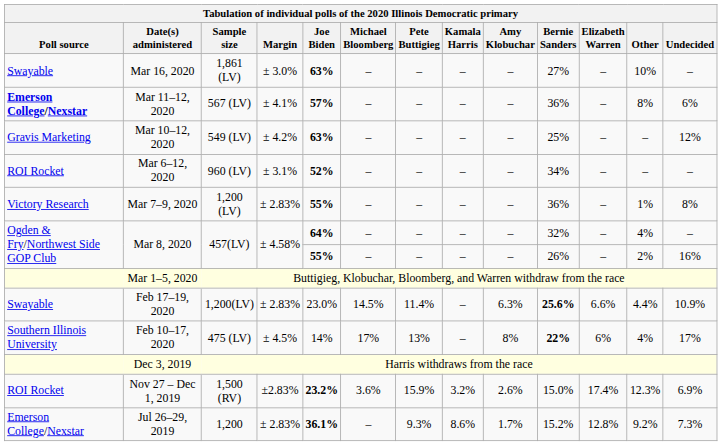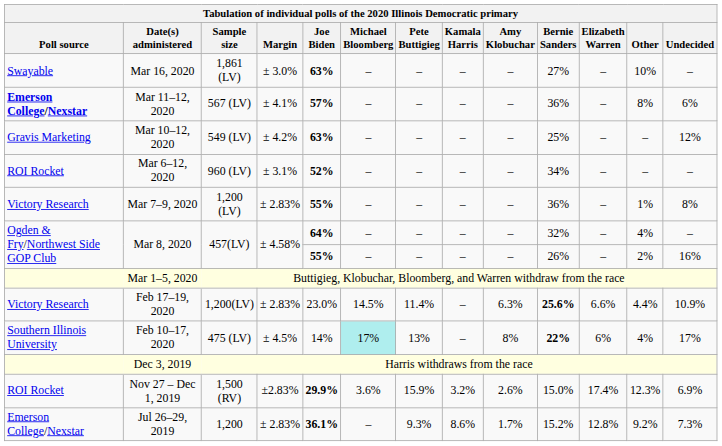(30, 304) Swayable -> (48, 304) Victory Research
(368, 338) no background -> (368, 338) paleturquoise background
(322, 391) 23.2% -> (322, 391) 29.9%
